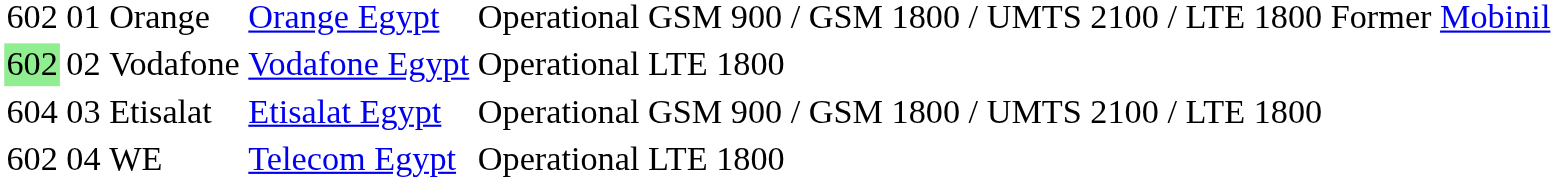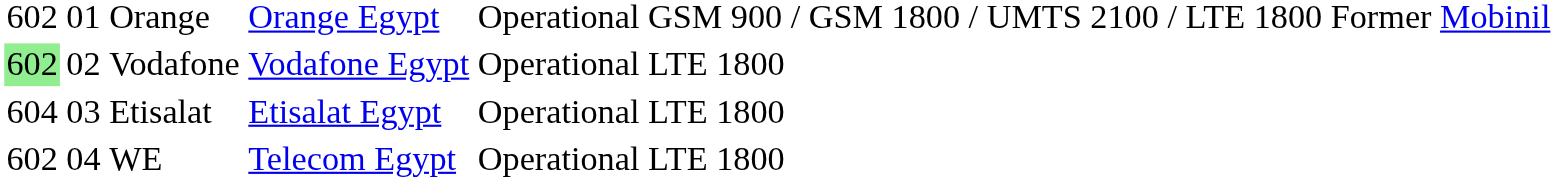(985, 111) GSM 900 / GSM 1800 / UMTS 2100 / LTE 1800 -> (716, 111) LTE 1800
